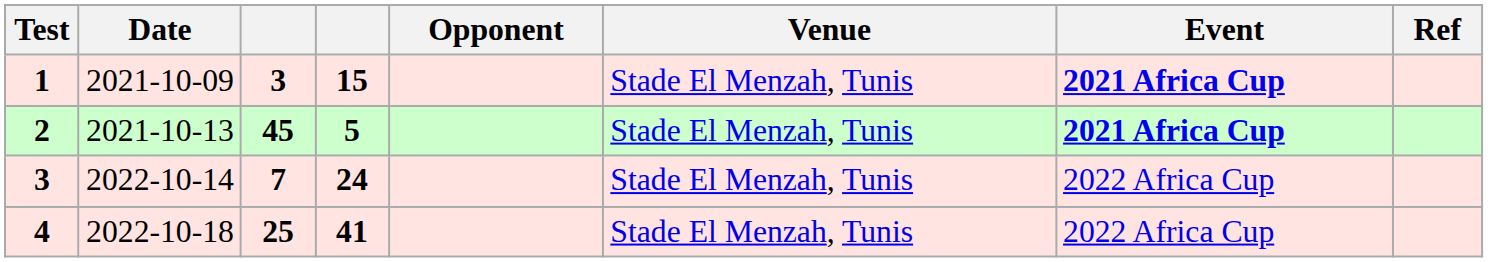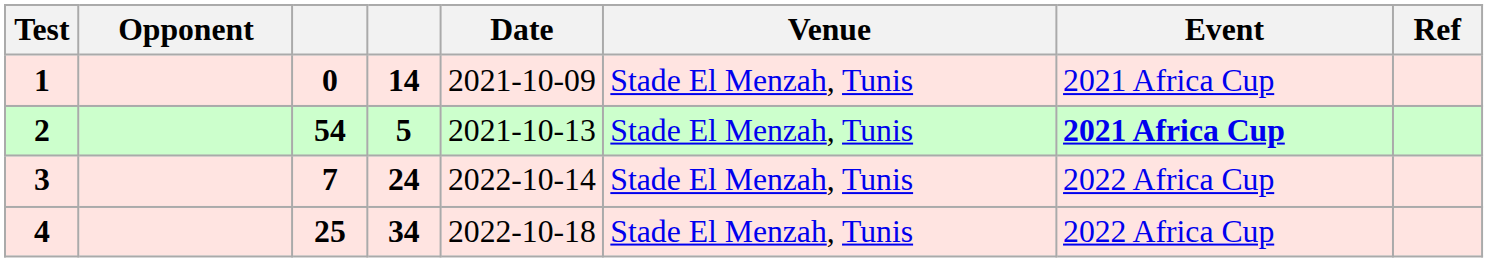columns swapped: (160, 29) <-> (496, 29)
(278, 79) 3 -> (330, 79) 0
(352, 79) 15 -> (404, 79) 14
(1174, 79) bold -> (1169, 79) normal
(278, 130) 45 -> (330, 130) 54
(352, 230) 41 -> (404, 230) 34
